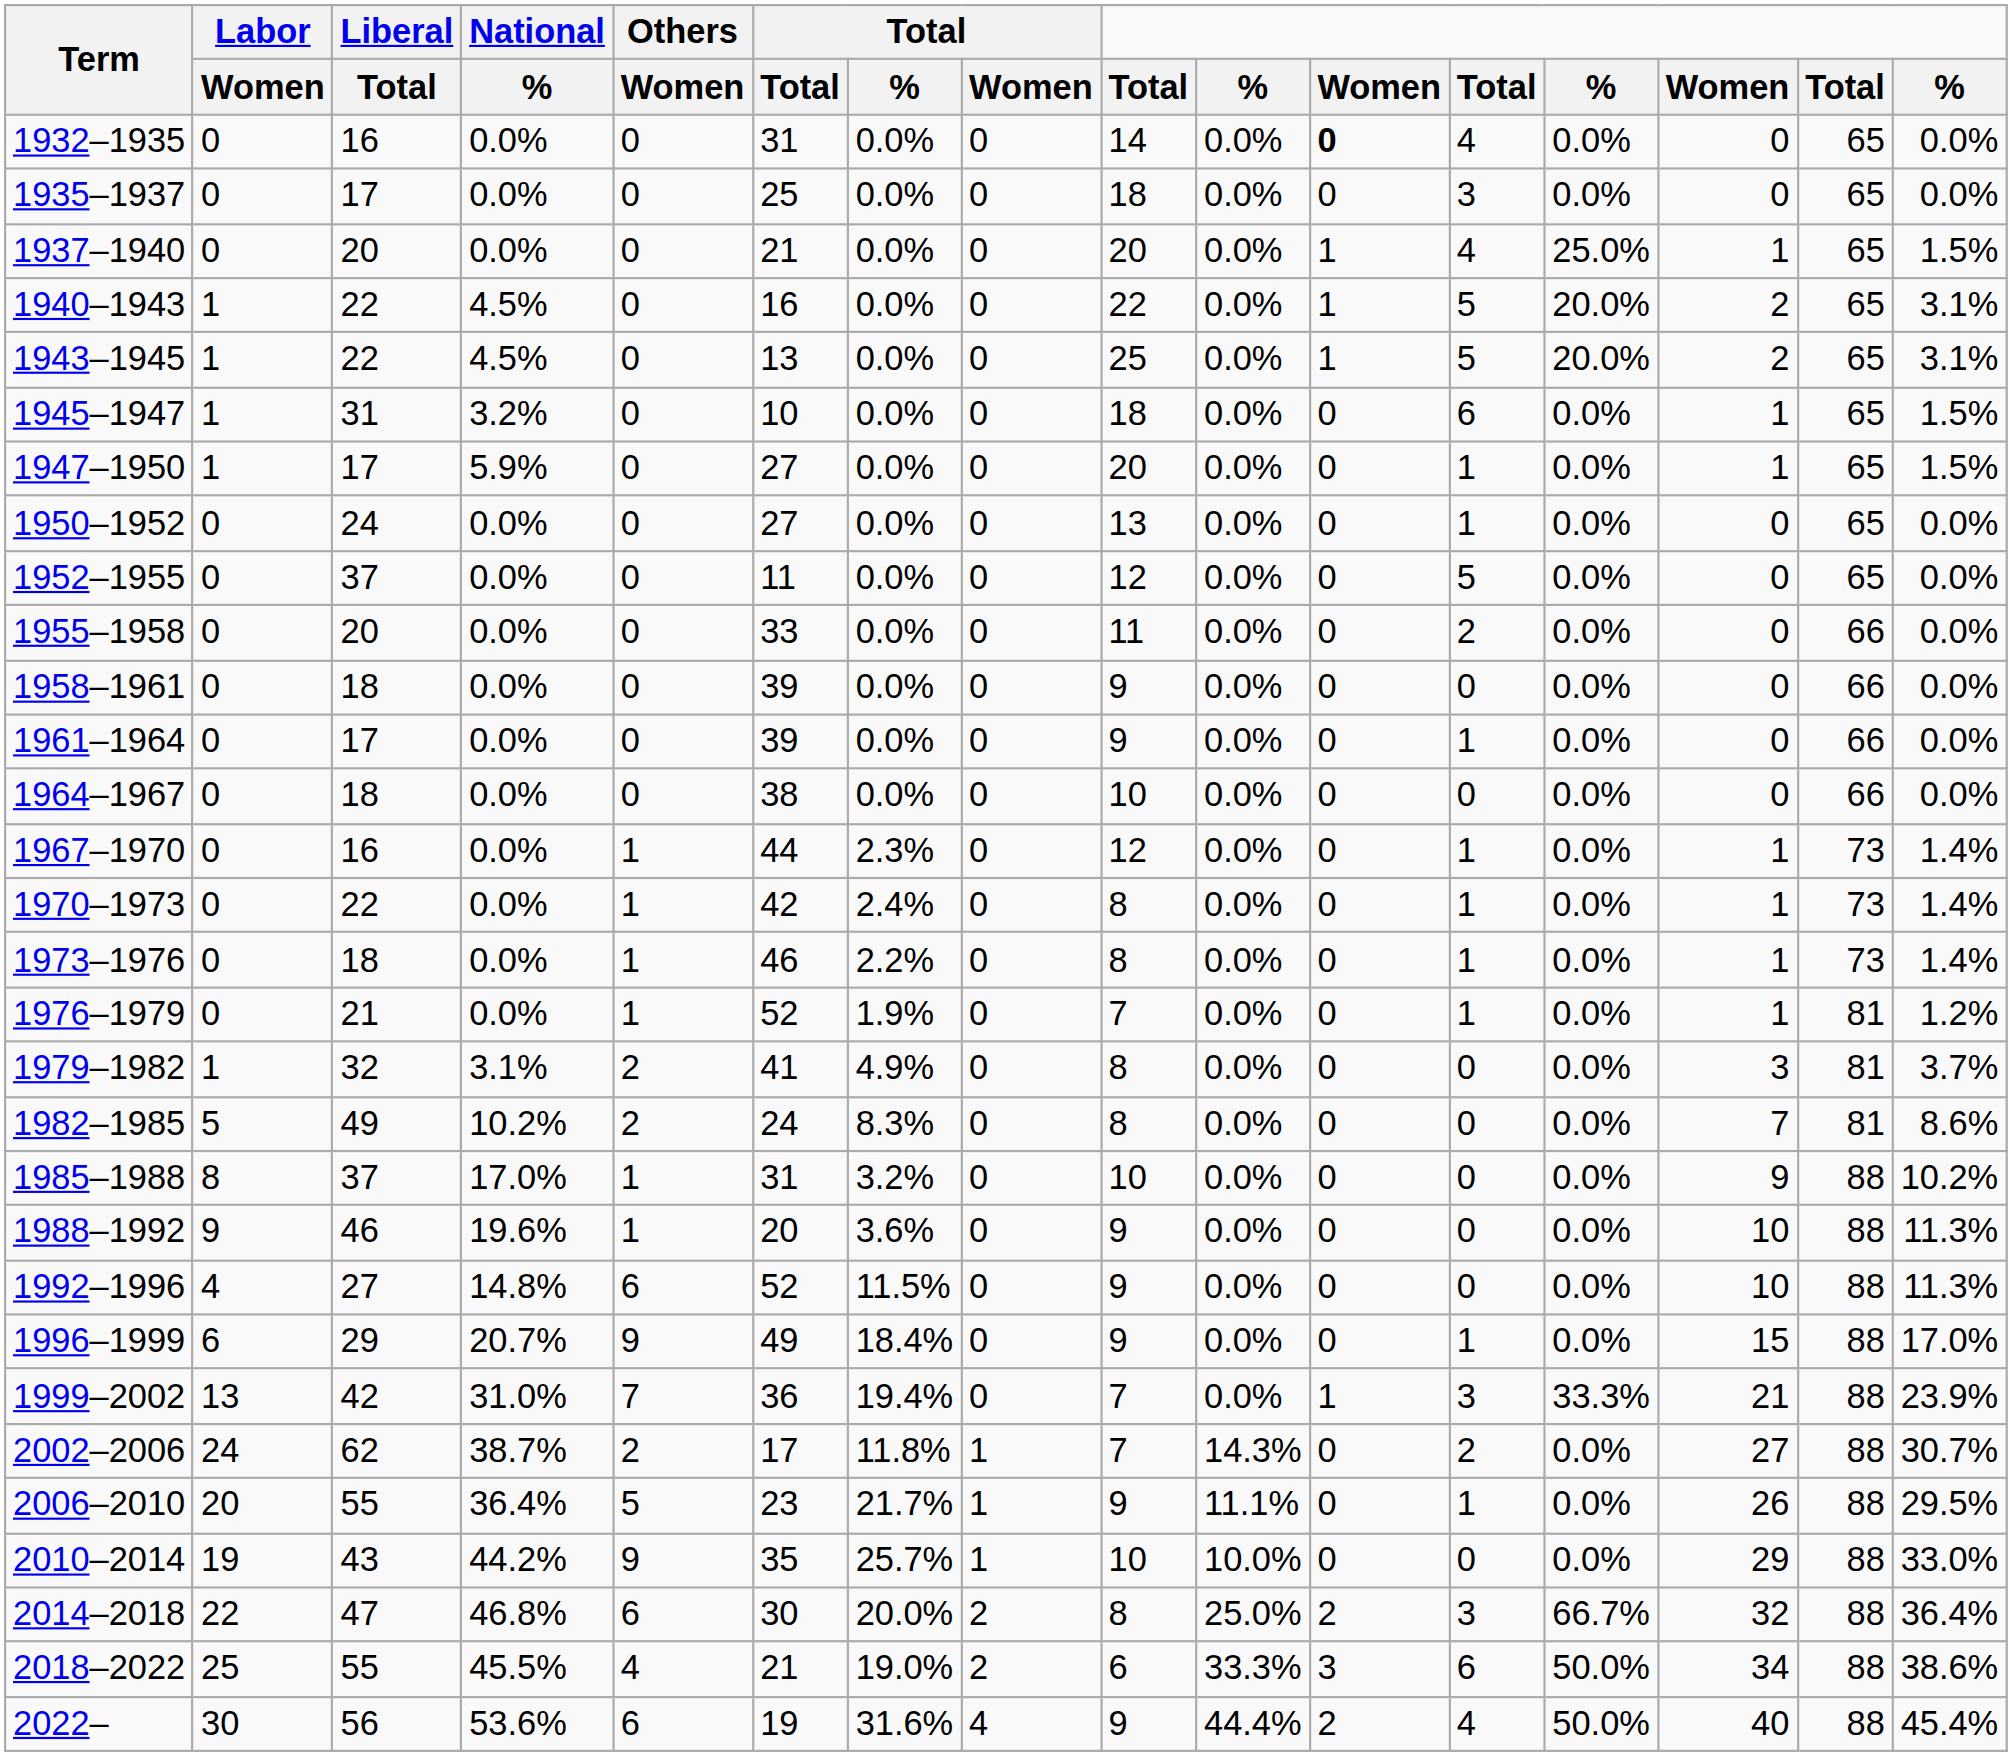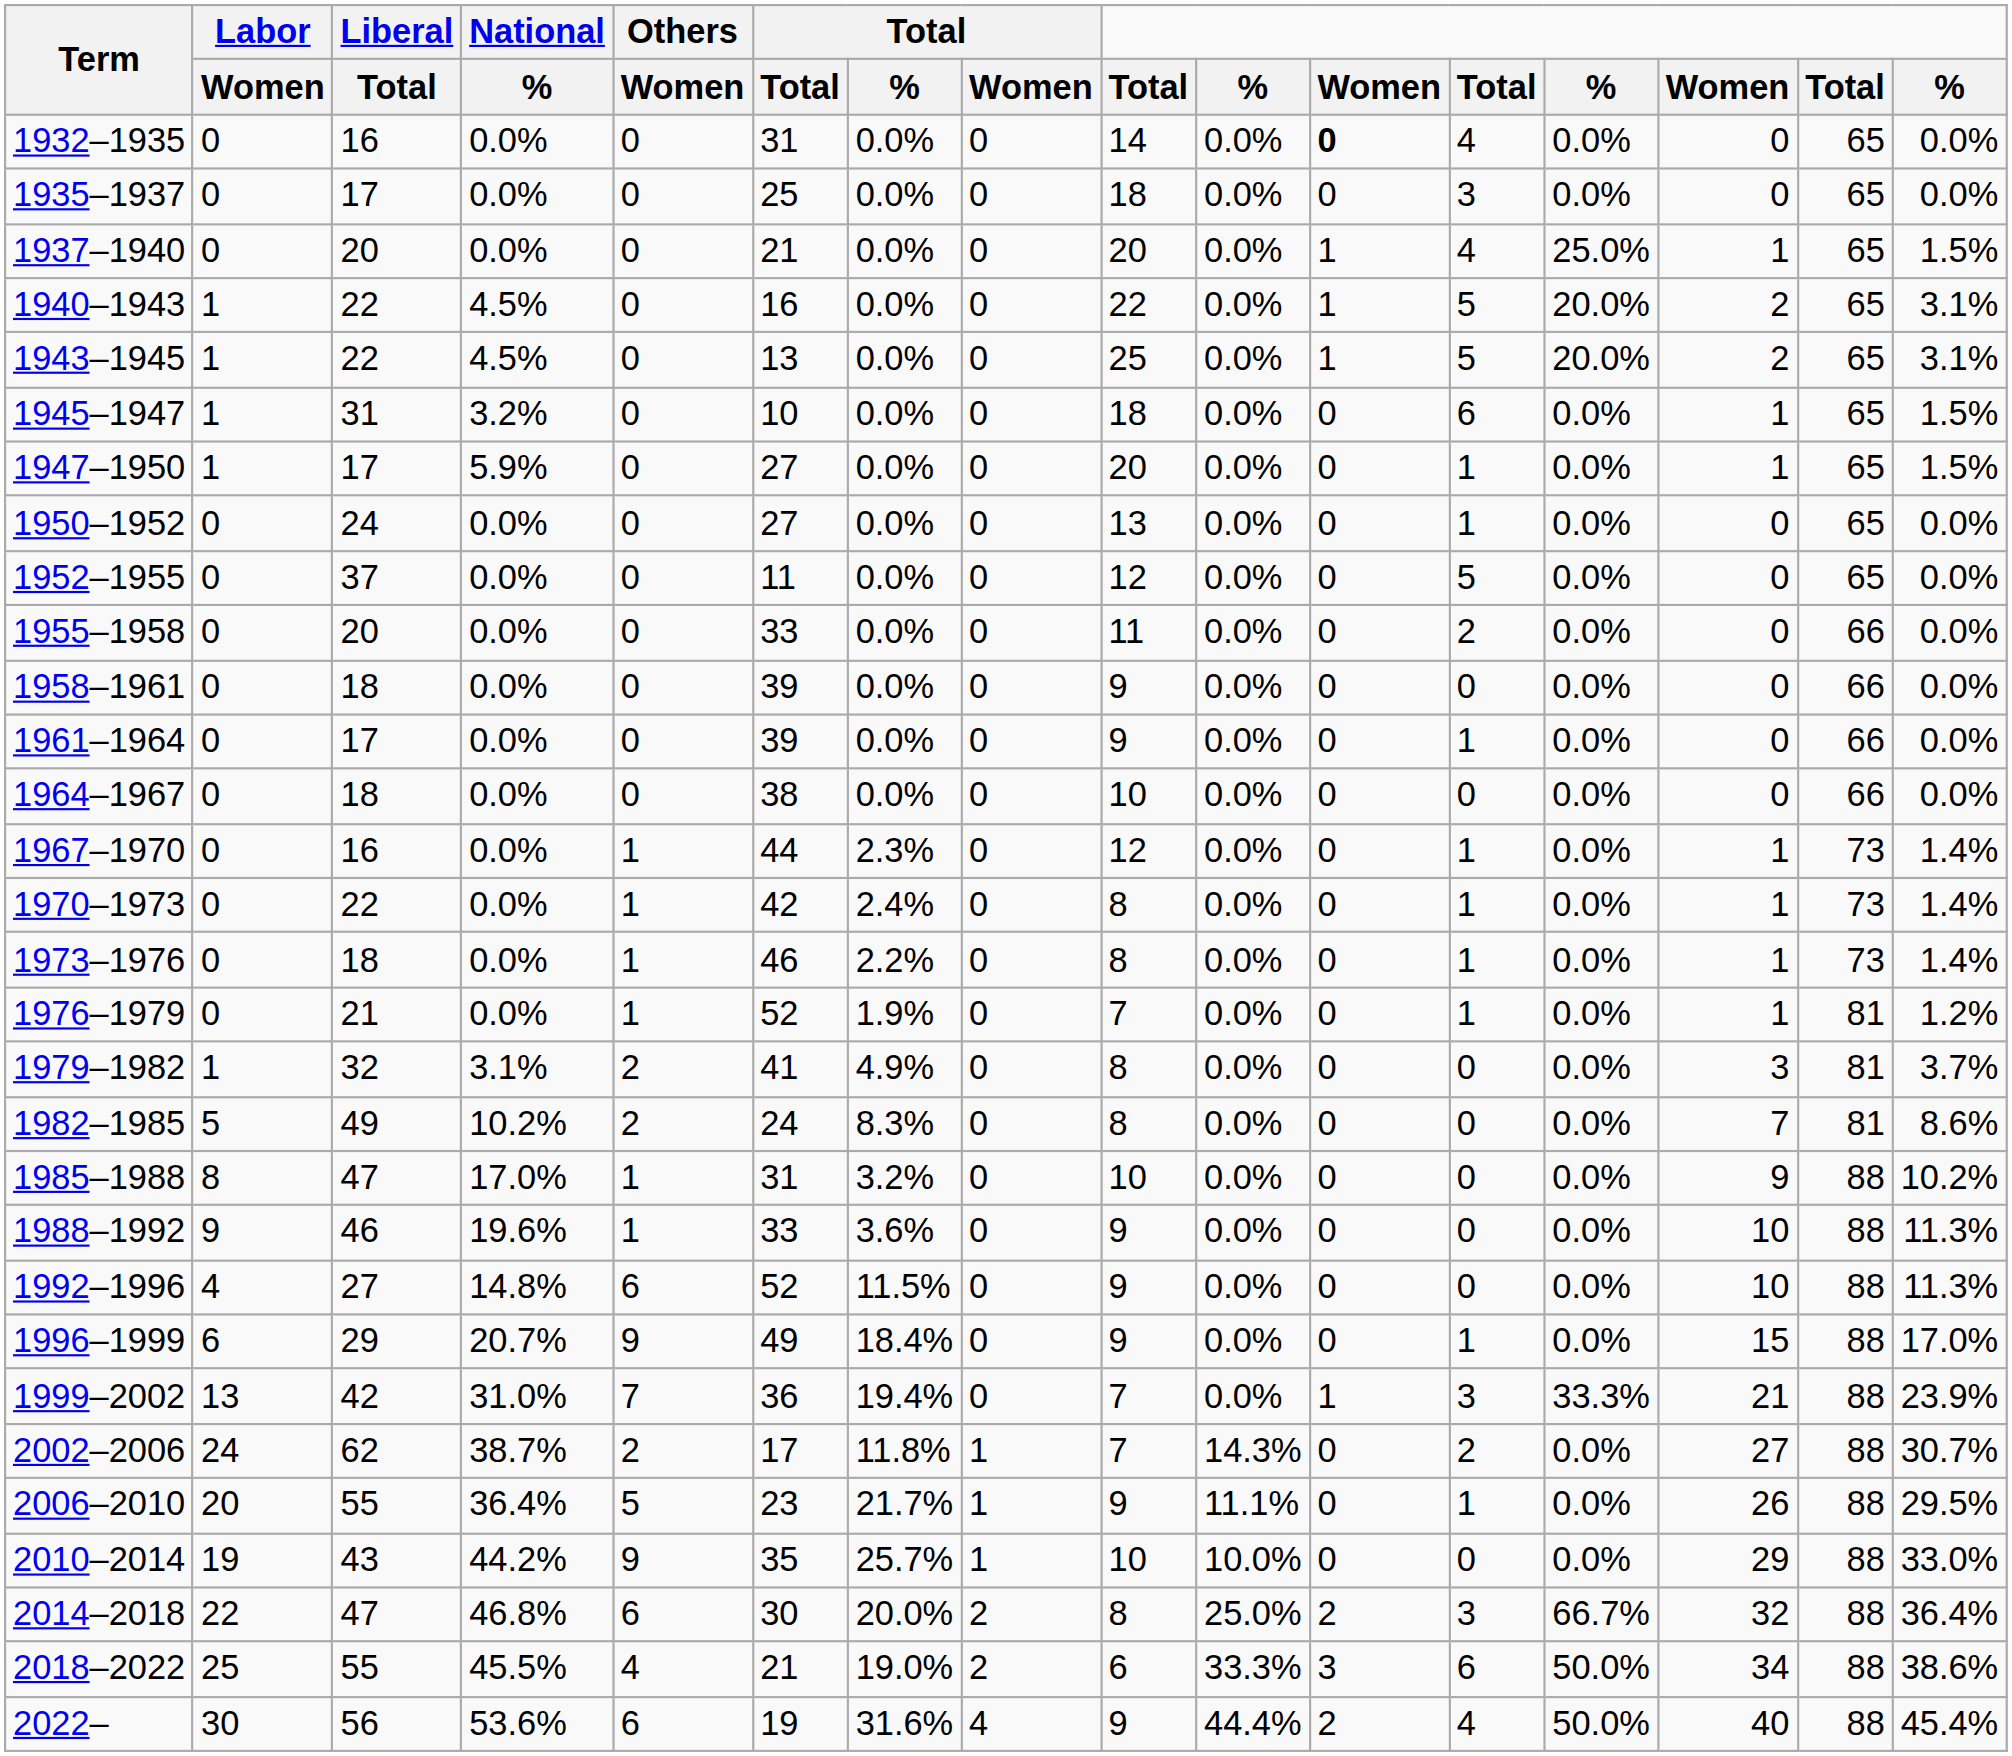(360, 1177) 37 -> (360, 1177) 47
(779, 1232) 20 -> (779, 1232) 33
